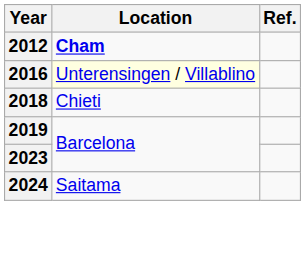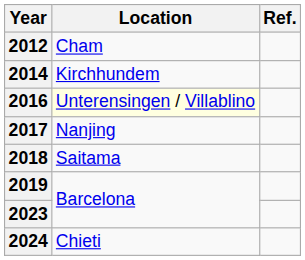(80, 46) bold -> (79, 46) normal
+ row: (28, 74)
+ row: (28, 130)
(78, 102) Chieti -> (88, 158) Saitama
(88, 185) Saitama -> (78, 241) Chieti
